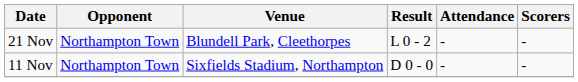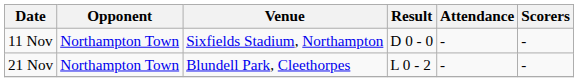rows swapped: (30, 64) <-> (31, 40)
